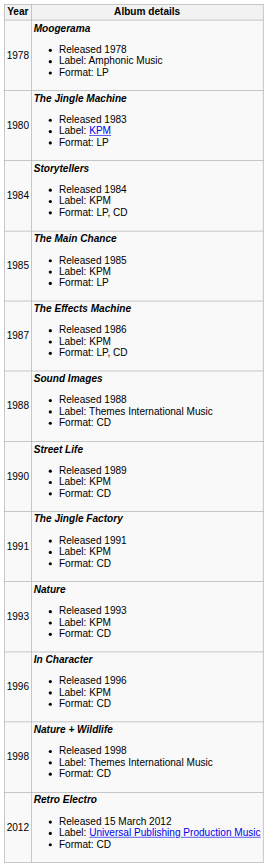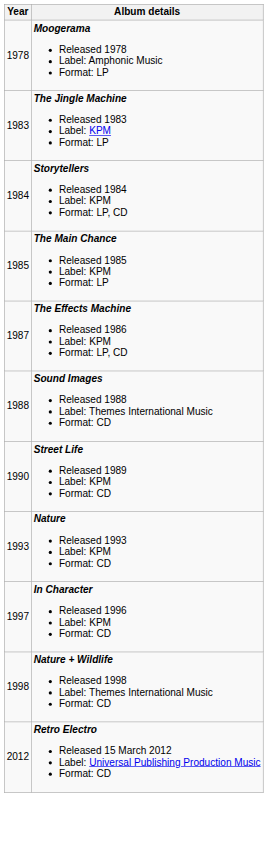(18, 125) 1980 -> (18, 125) 1983
- row: (147, 542)
(18, 687) 1996 -> (18, 616) 1997
